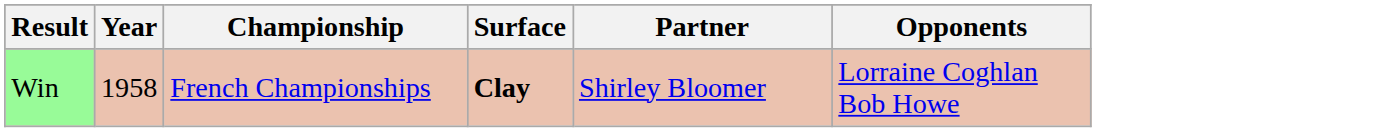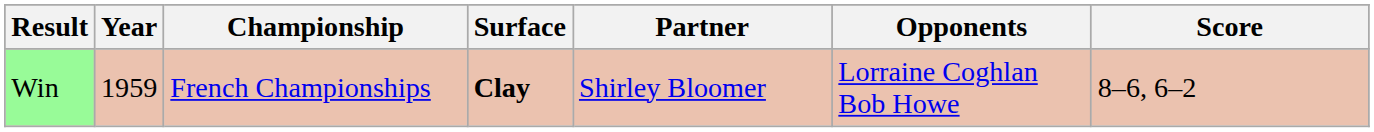+ column: (1230, 26)
(129, 87) 1958 -> (129, 87) 1959
